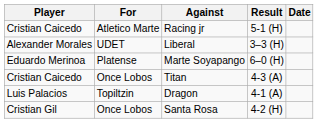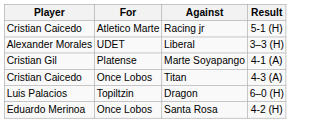- column: (300, 12)
(46, 61) Eduardo Merinoa -> (32, 61) Cristian Gil
(267, 61) 6–0 (H) -> (267, 61) 4-1 (A)
(267, 93) 4-1 (A) -> (267, 93) 6–0 (H)
(32, 110) Cristian Gil -> (46, 110) Eduardo Merinoa
